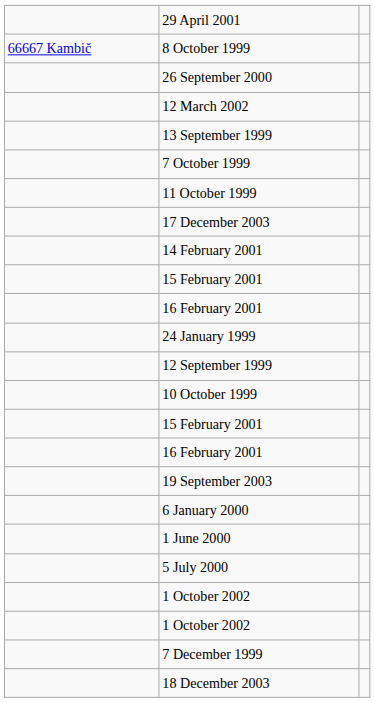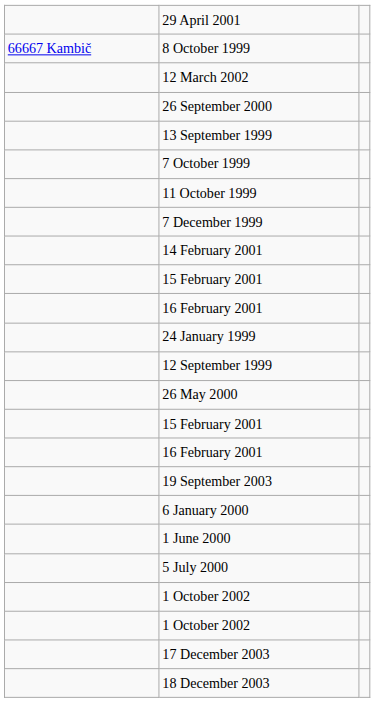rows swapped: (82, 78) <-> (82, 107)
rows swapped: (82, 654) <-> (82, 222)
- row: (82, 395)
+ row: (82, 395)
